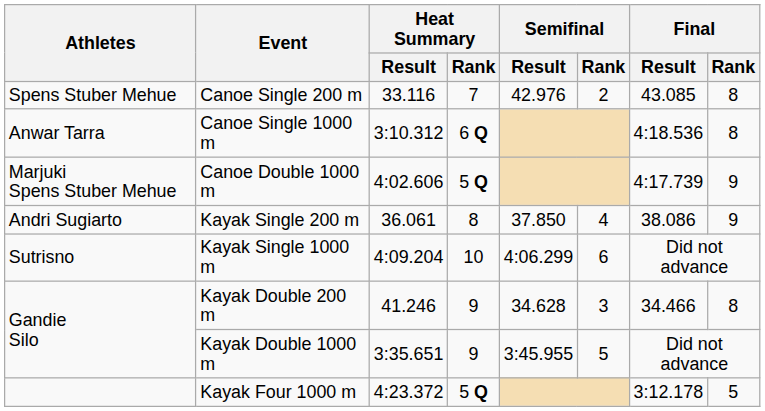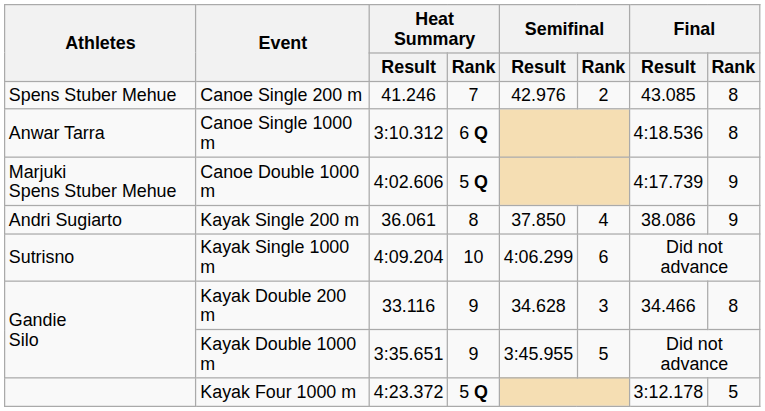(409, 95) 33.116 -> (409, 95) 41.246
(409, 306) 41.246 -> (409, 306) 33.116
